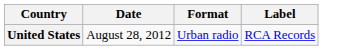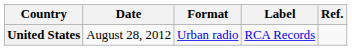+ column: (332, 14)
